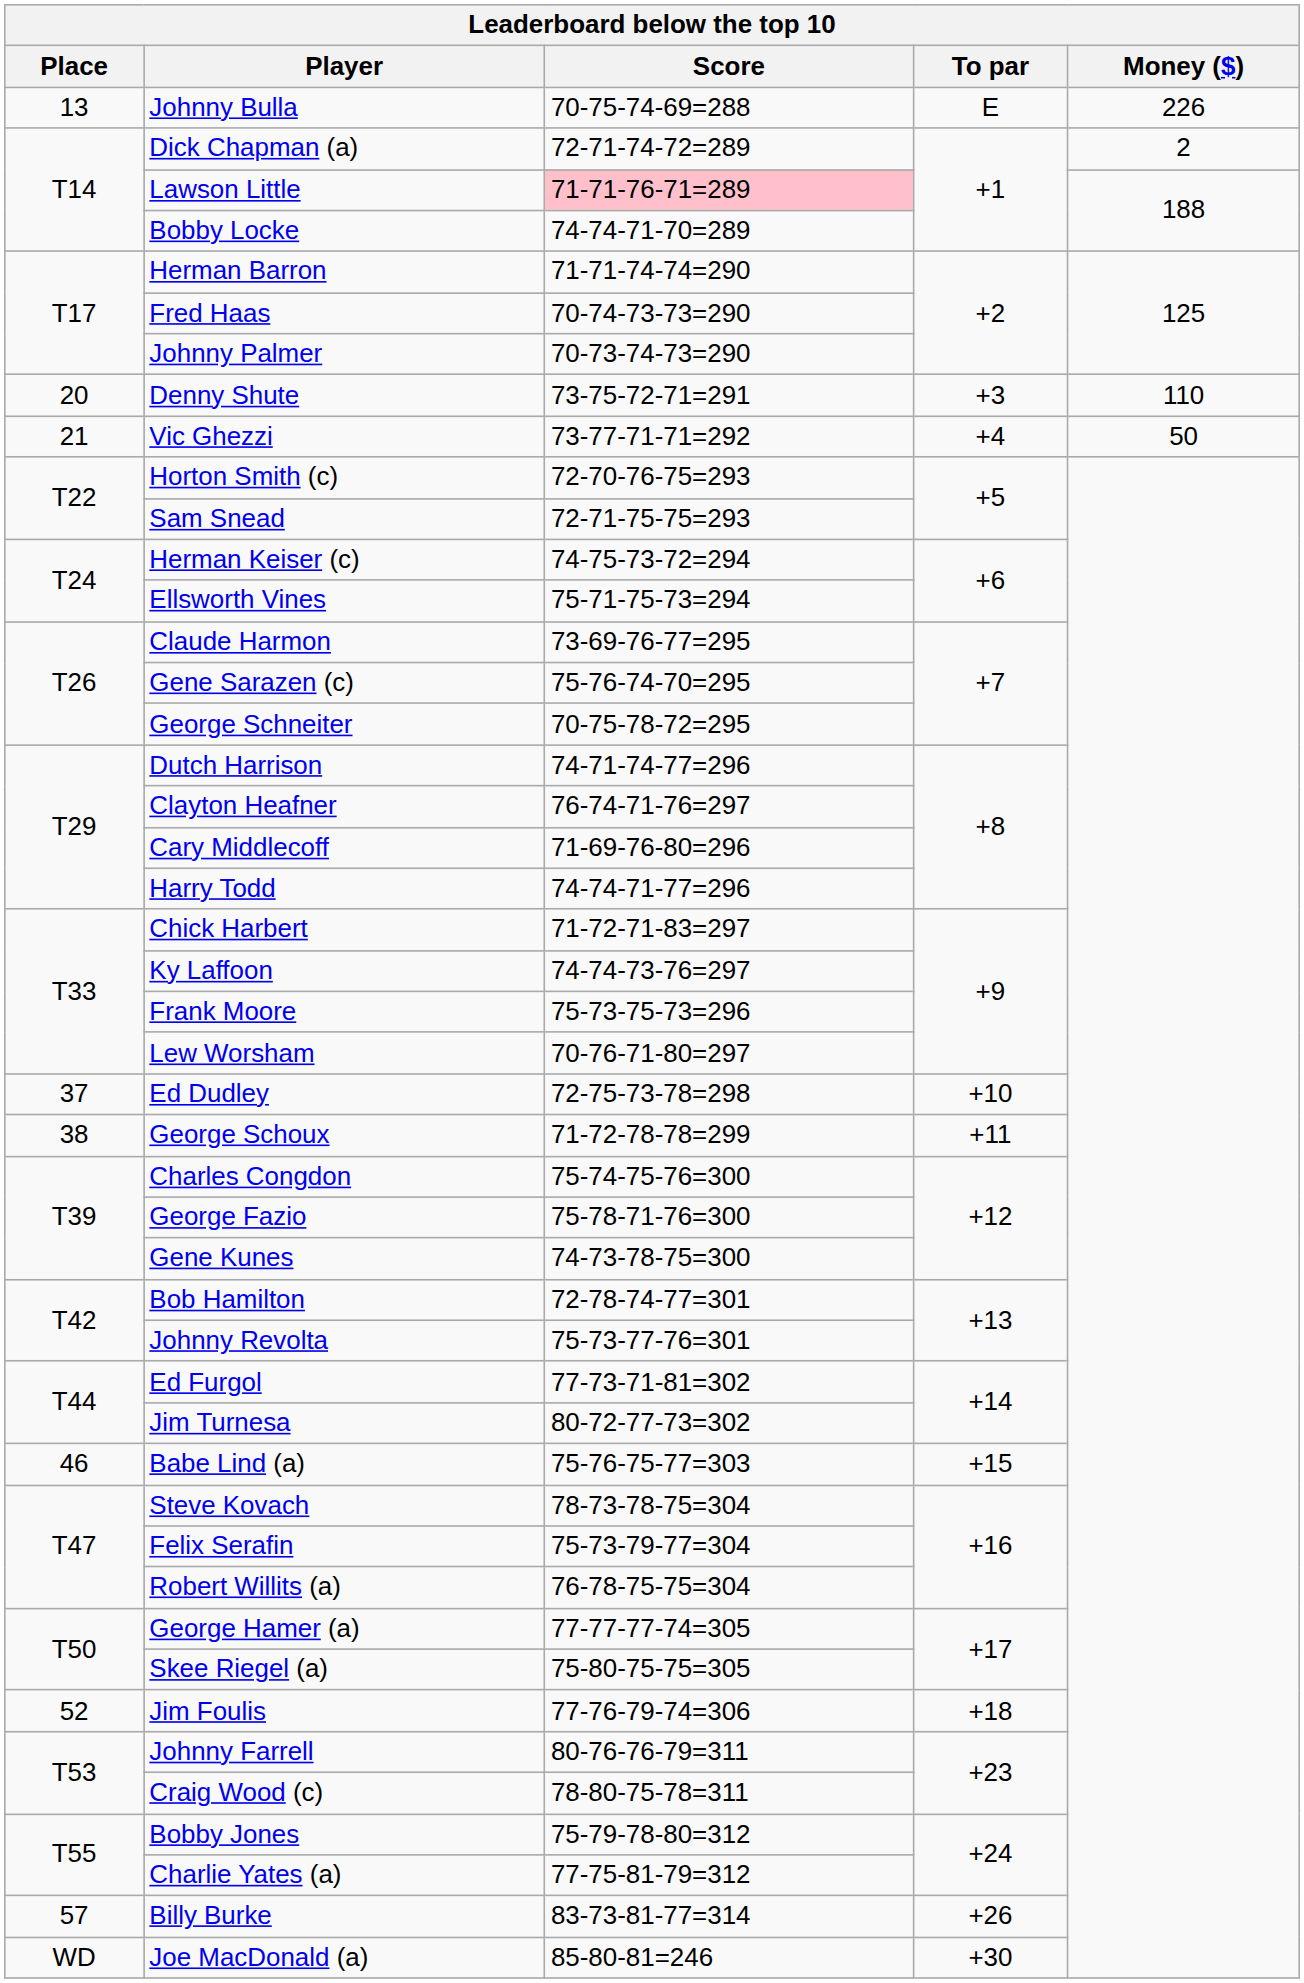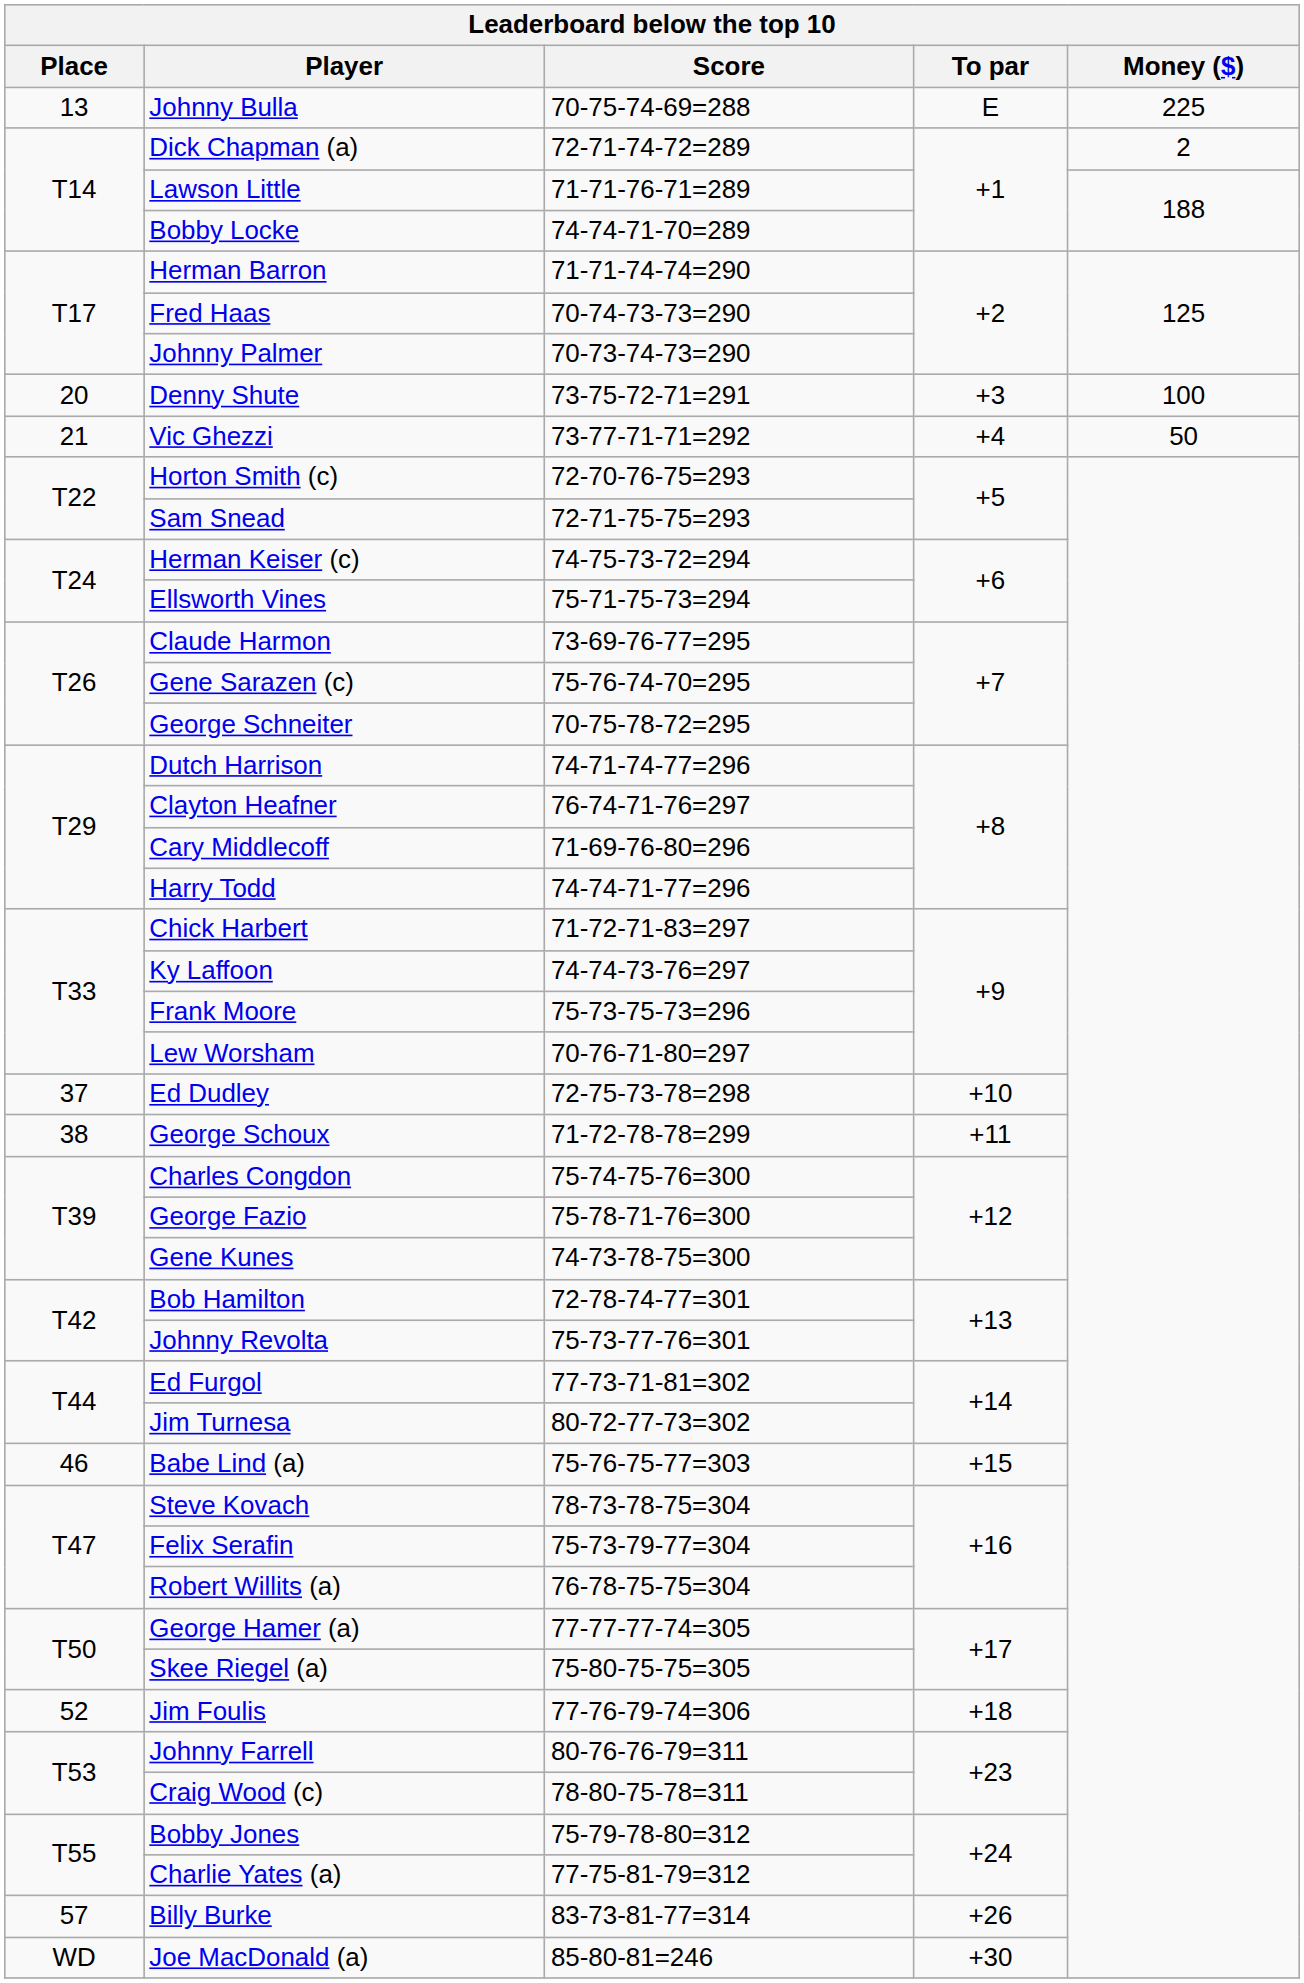(1184, 107) 226 -> (1184, 107) 225
(651, 189) pink background -> (651, 189) no background
(1184, 395) 110 -> (1184, 395) 100
